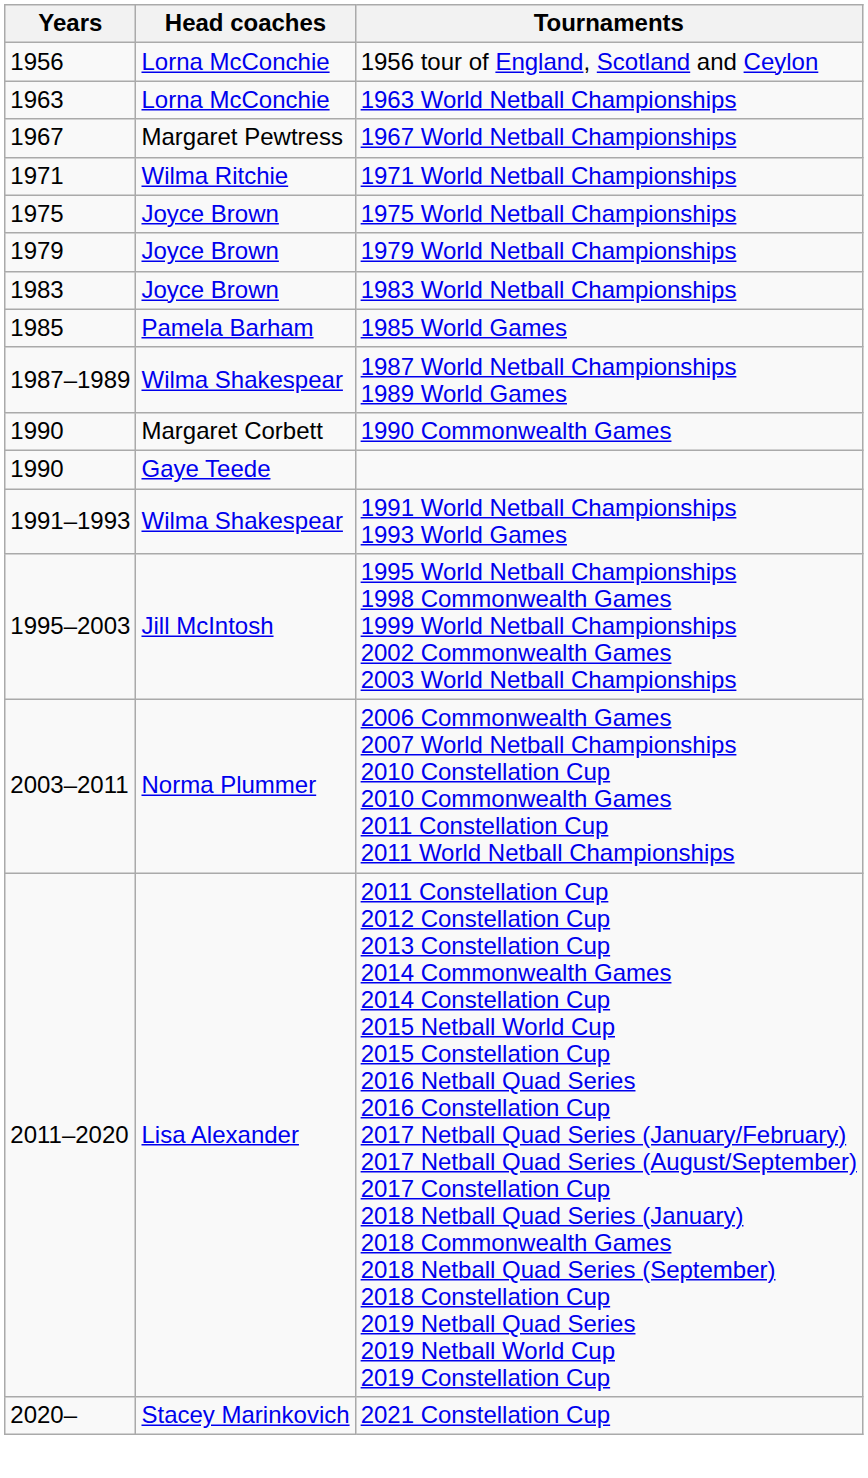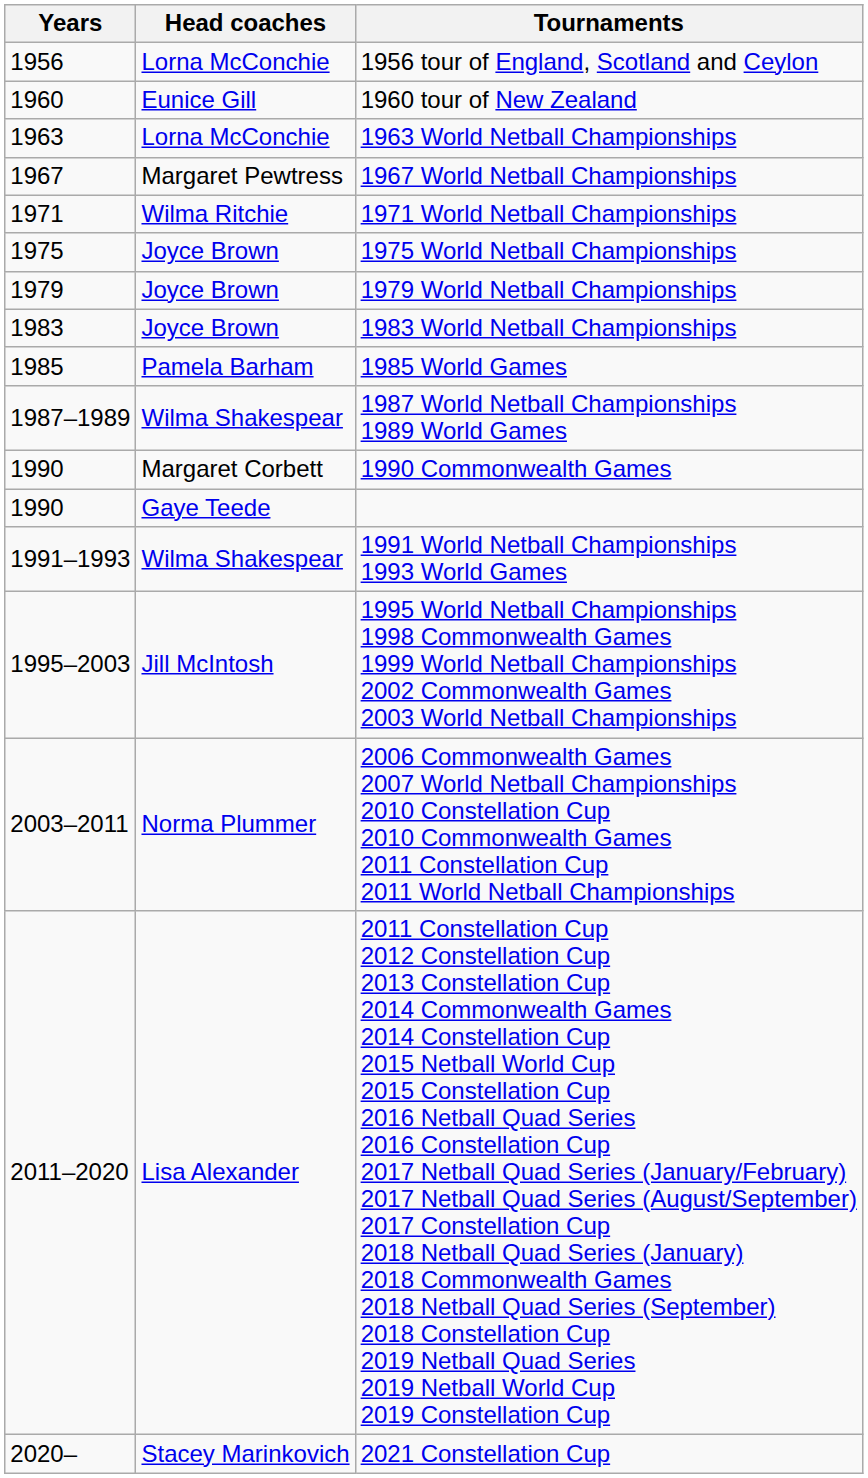+ row: (499, 99)
